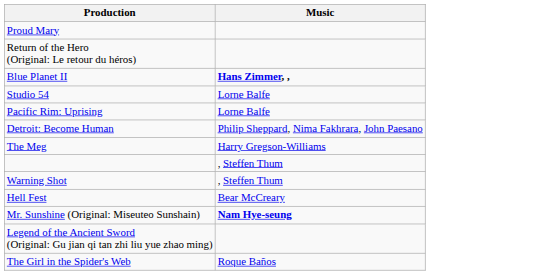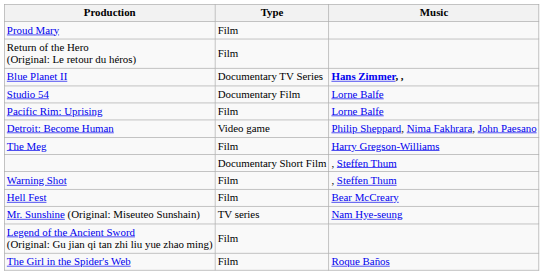+ column: (272, 13)
(255, 215) bold -> (367, 215) normal
